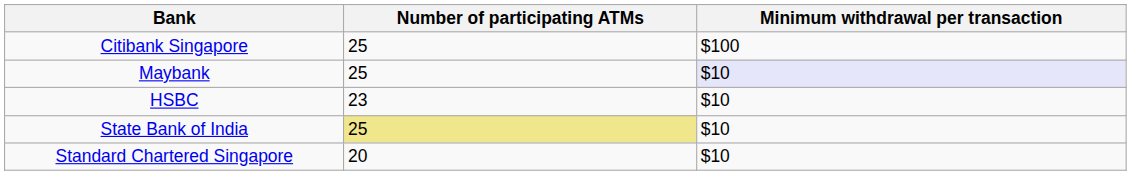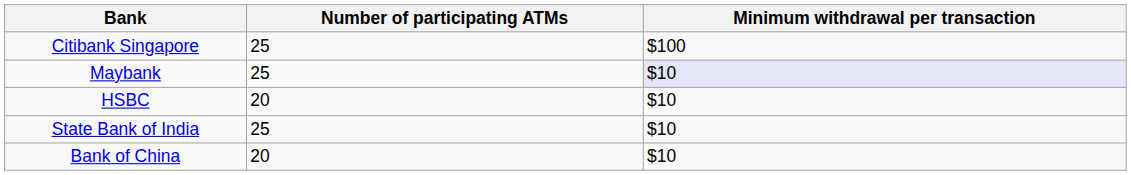(358, 101) 23 -> (260, 101) 20
(358, 128) khaki background -> (260, 128) no background
- row: (174, 156)
+ row: (125, 156)
